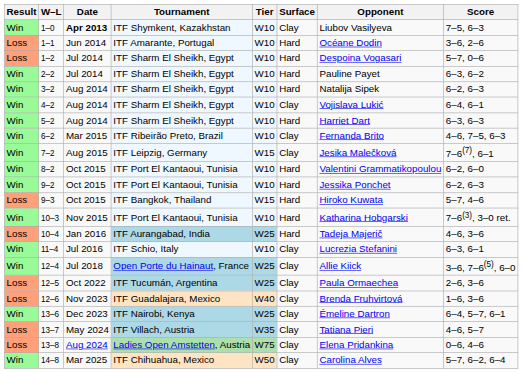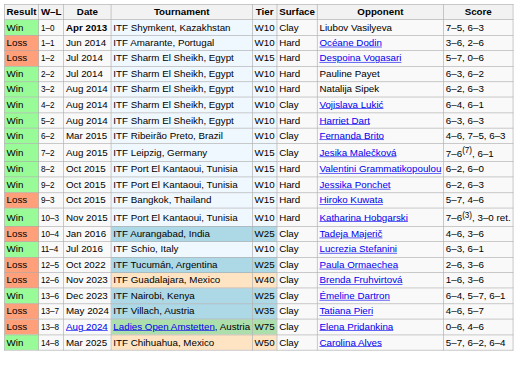(265, 58) W10 -> (265, 58) W15
(265, 169) W10 -> (265, 169) W15
(290, 234) Hard -> (289, 234) Clay
- row: (50, 267)
